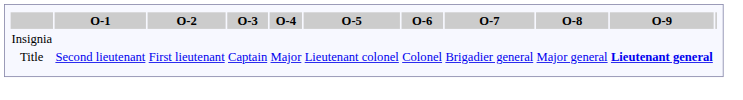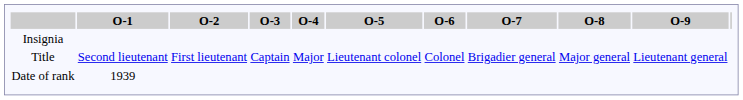(662, 57) bold -> (680, 57) normal
+ row: (43, 75)
